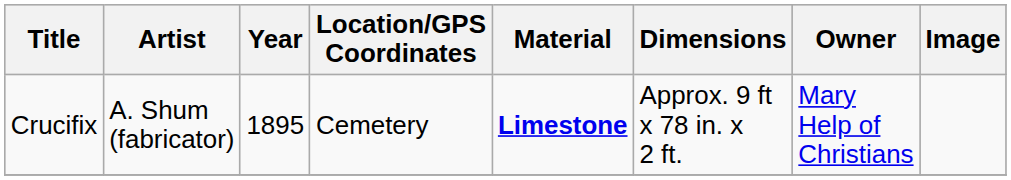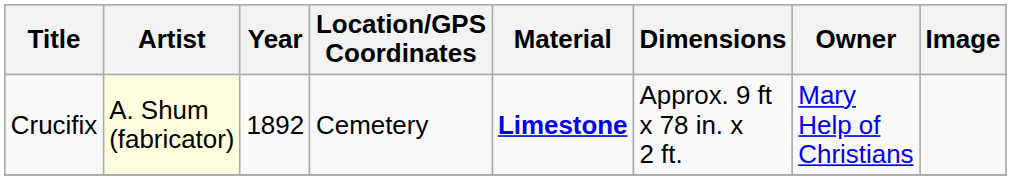(172, 124) no background -> (172, 124) lightyellow background
(275, 124) 1895 -> (275, 124) 1892
